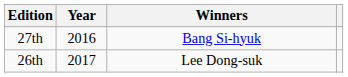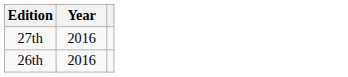- column: (222, 15)
(82, 60) 2017 -> (82, 60) 2016
